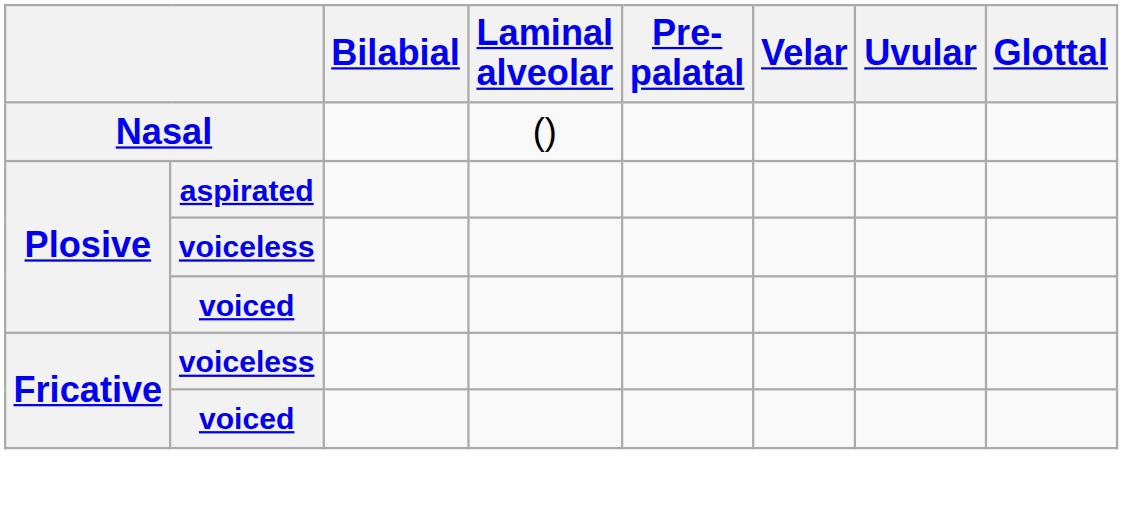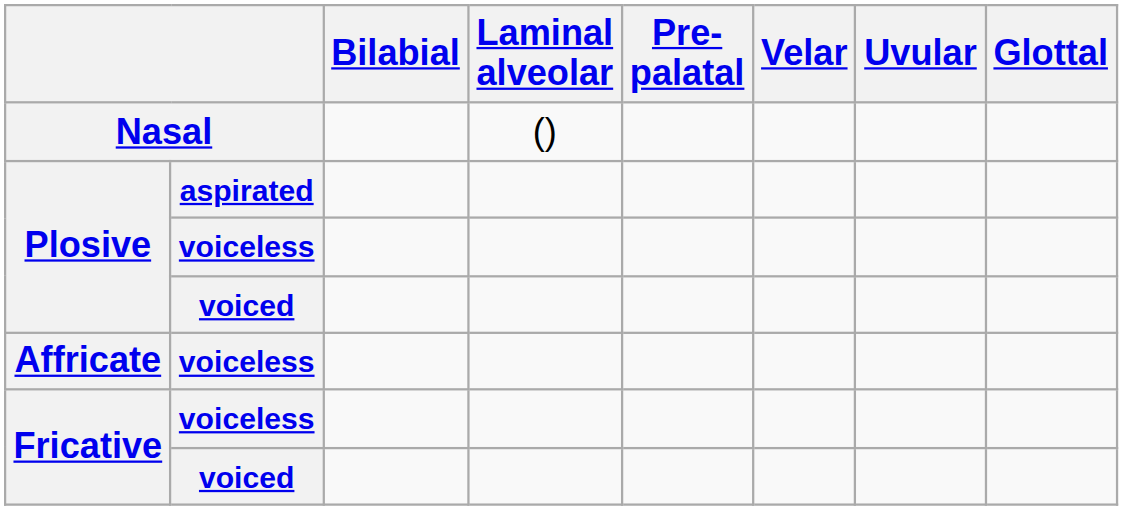+ row: (88, 360)
